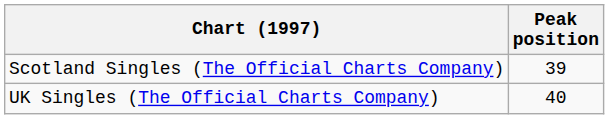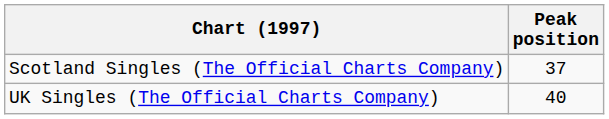(556, 69) 39 -> (556, 69) 37
